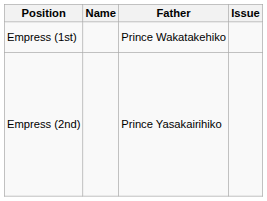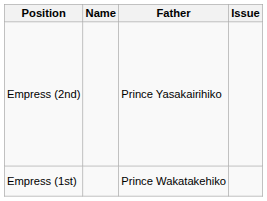rows swapped: (42, 37) <-> (44, 124)
